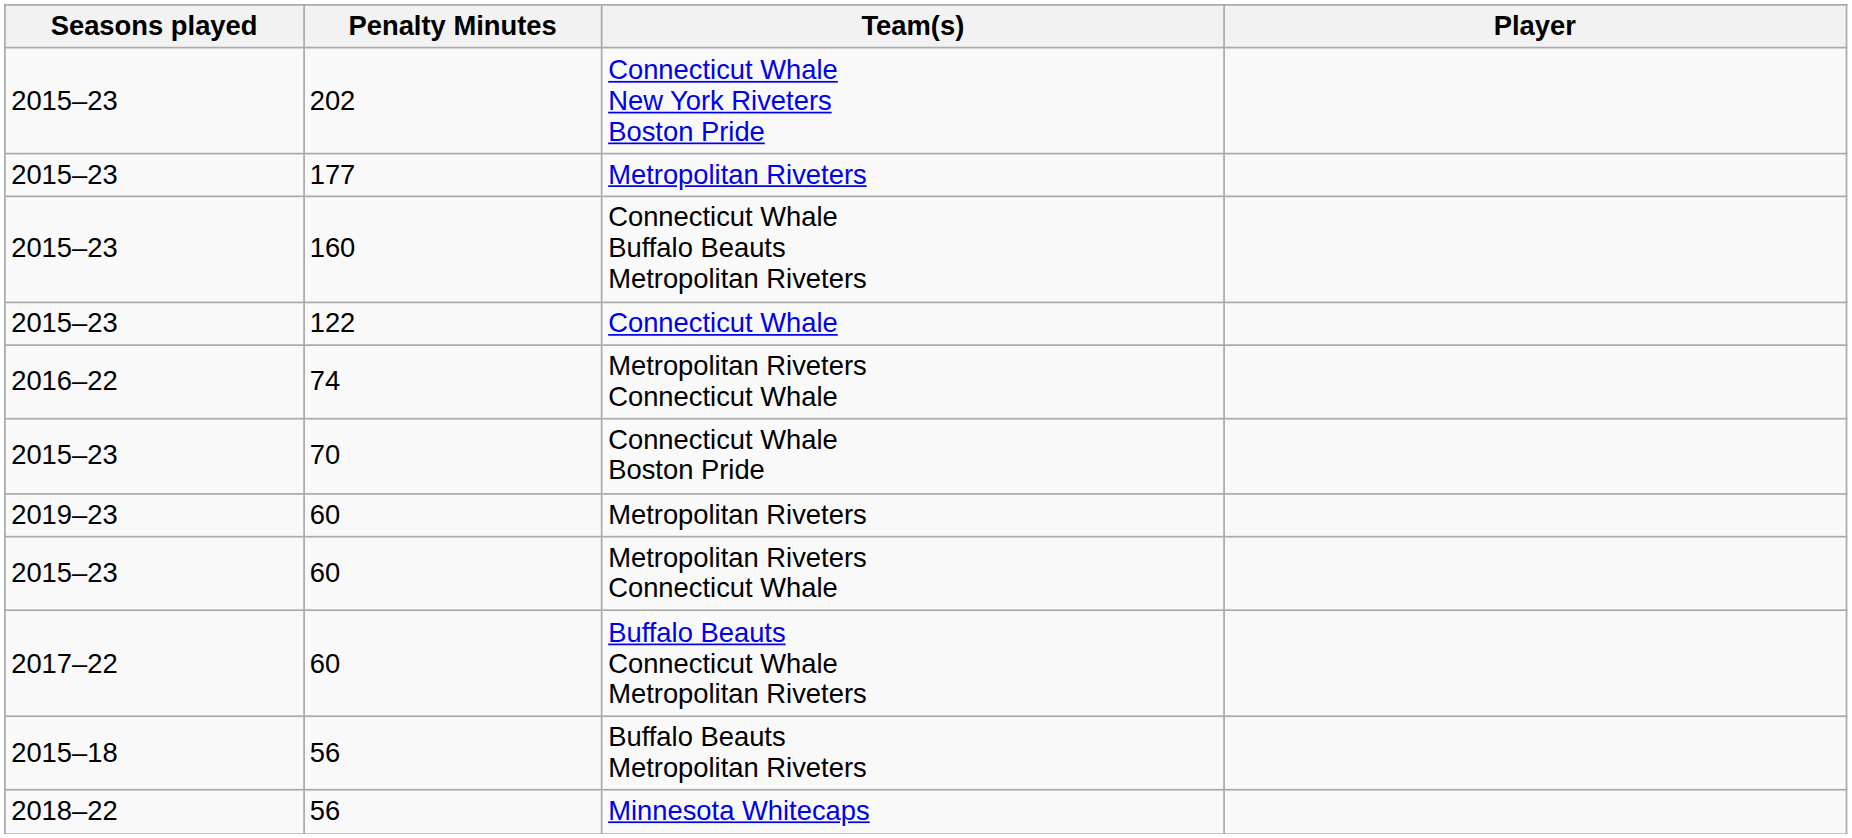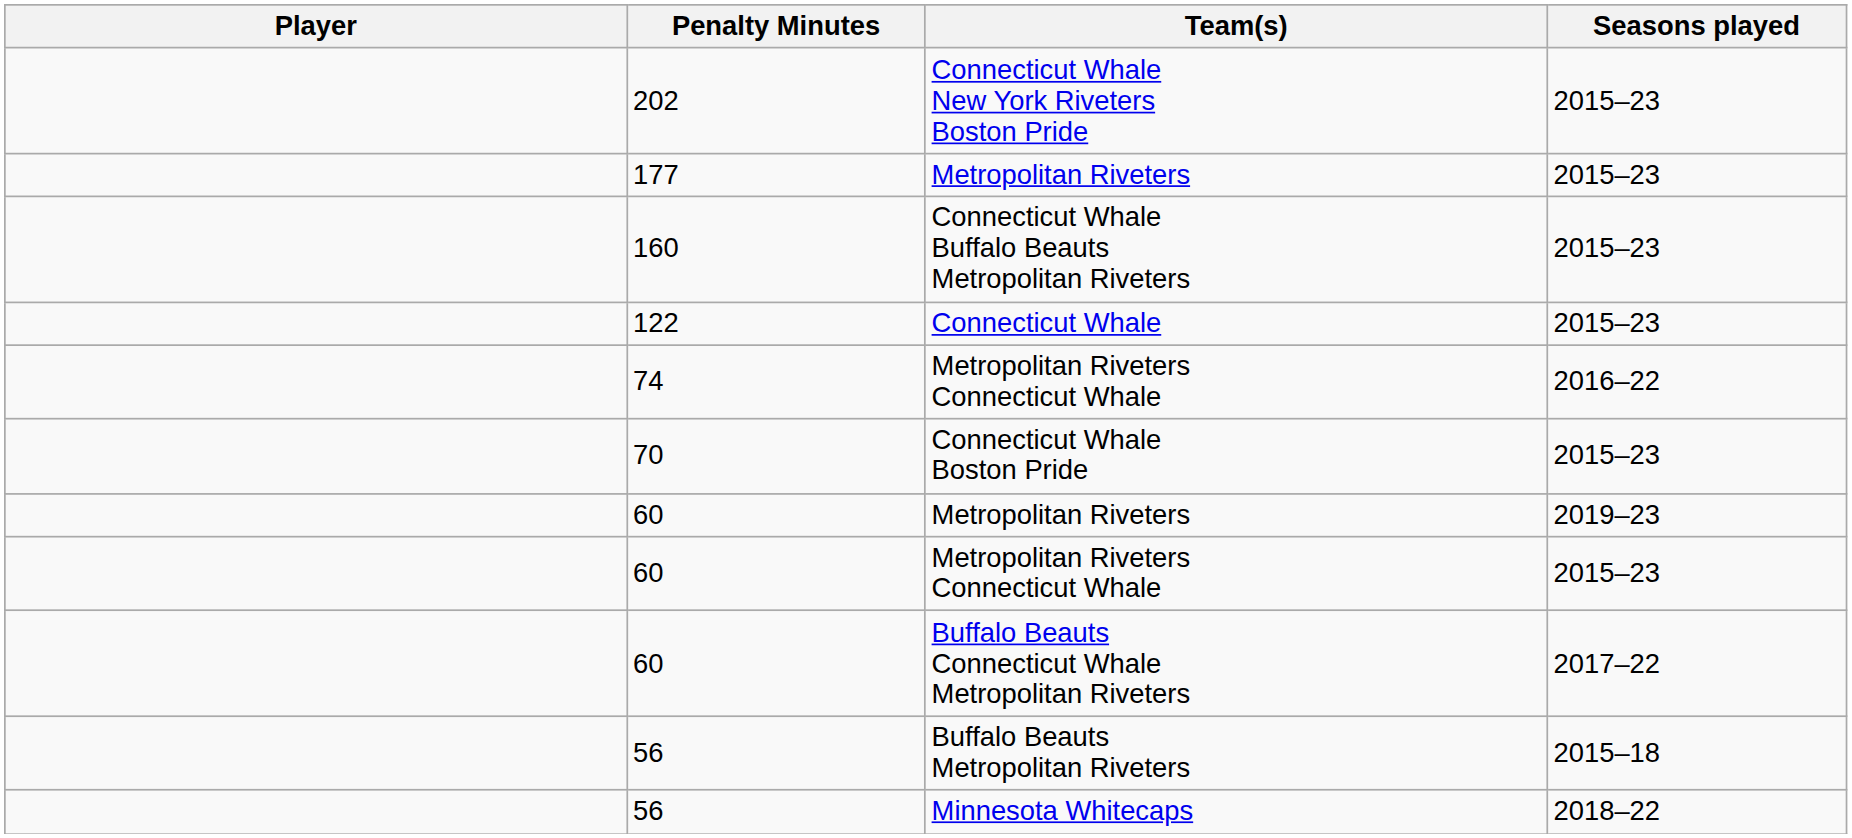columns swapped: (1535, 26) <-> (154, 26)
